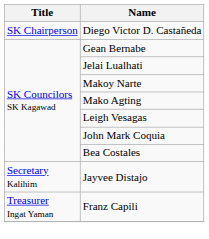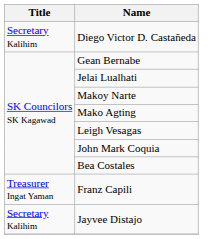(42, 30) SK Chairperson -> (28, 36) Secretary Kalihim
rows swapped: (115, 177) <-> (110, 206)
